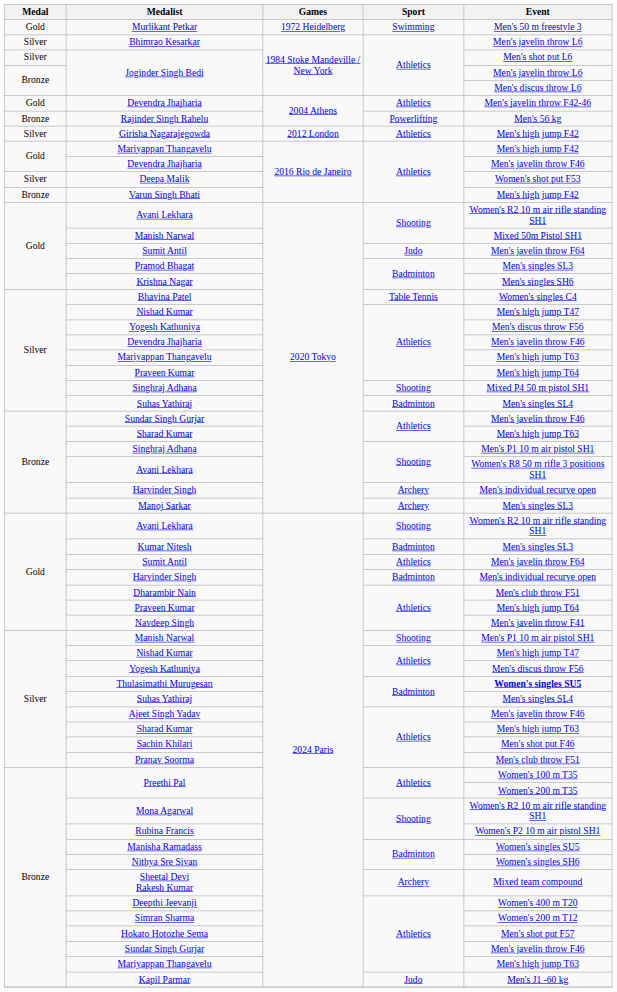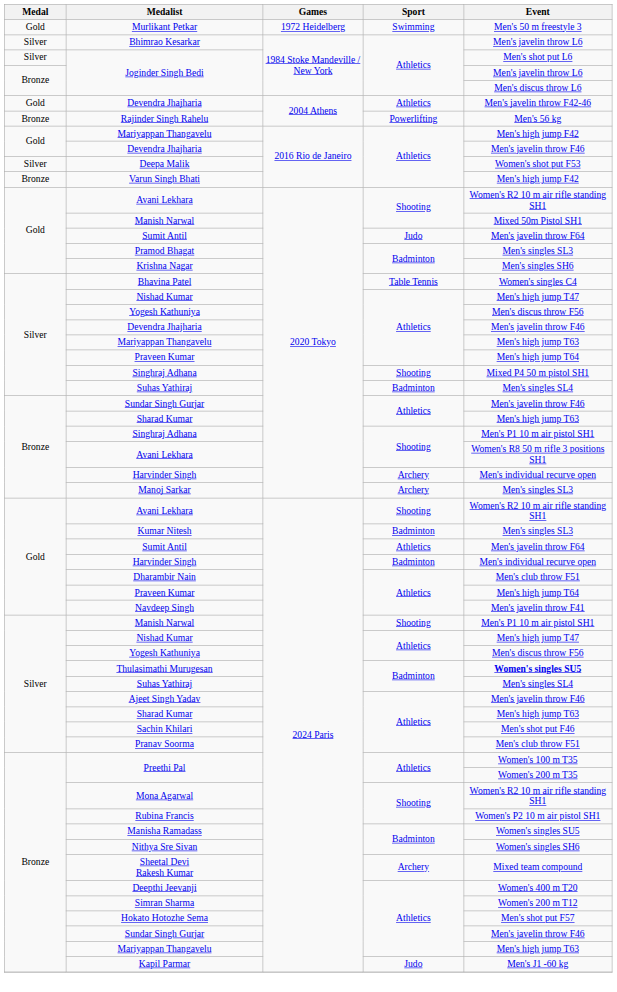- row: (165, 133)
